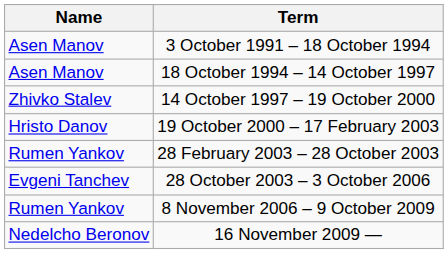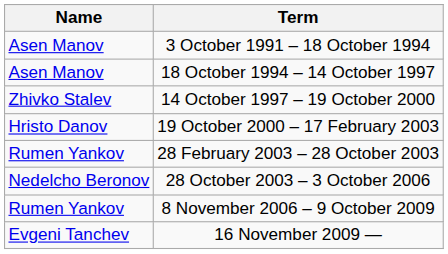(69, 180) Evgeni Tanchev -> (79, 180) Nedelcho Beronov
(79, 235) Nedelcho Beronov -> (69, 235) Evgeni Tanchev
